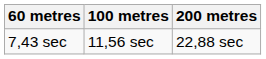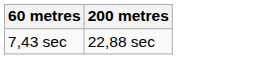- column: (128, 16)
